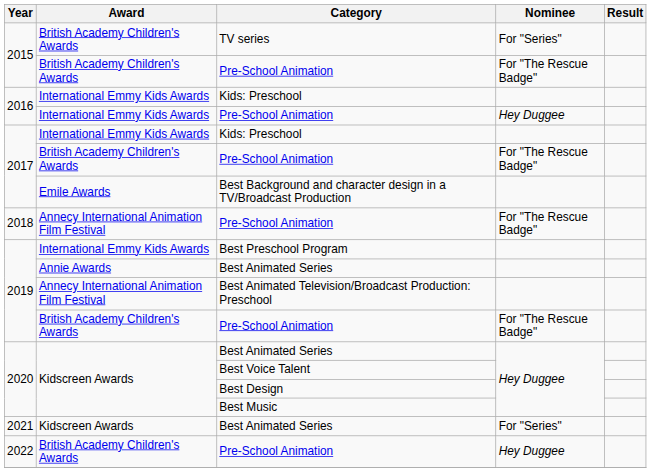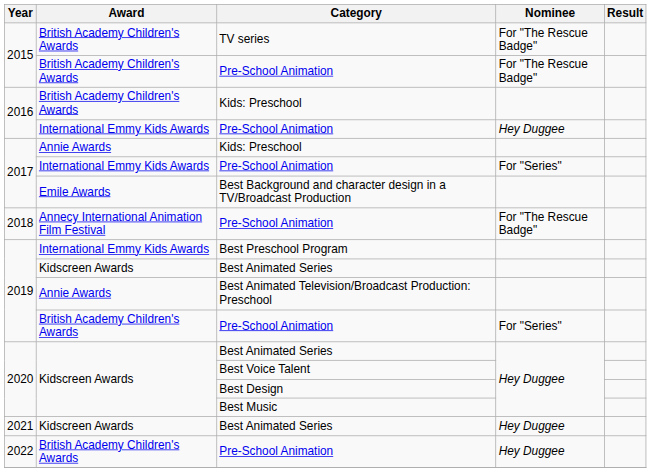(530, 39) For "Series" -> (543, 39) For "The Rescue Badge"
(124, 96) International Emmy Kids Awards -> (109, 103) British Academy Children's Awards
(124, 134) International Emmy Kids Awards -> (75, 147) Annie Awards
(109, 159) British Academy Children's Awards -> (124, 166) International Emmy Kids Awards
(543, 159) For "The Rescue Badge" -> (530, 166) For "Series"
(75, 268) Annie Awards -> (86, 268) Kidscreen Awards
(121, 293) Annecy International Animation Film Festival -> (75, 293) Annie Awards
(543, 325) For "The Rescue Badge" -> (530, 325) For "Series"
(530, 426) For "Series" -> (532, 426) Hey Duggee
